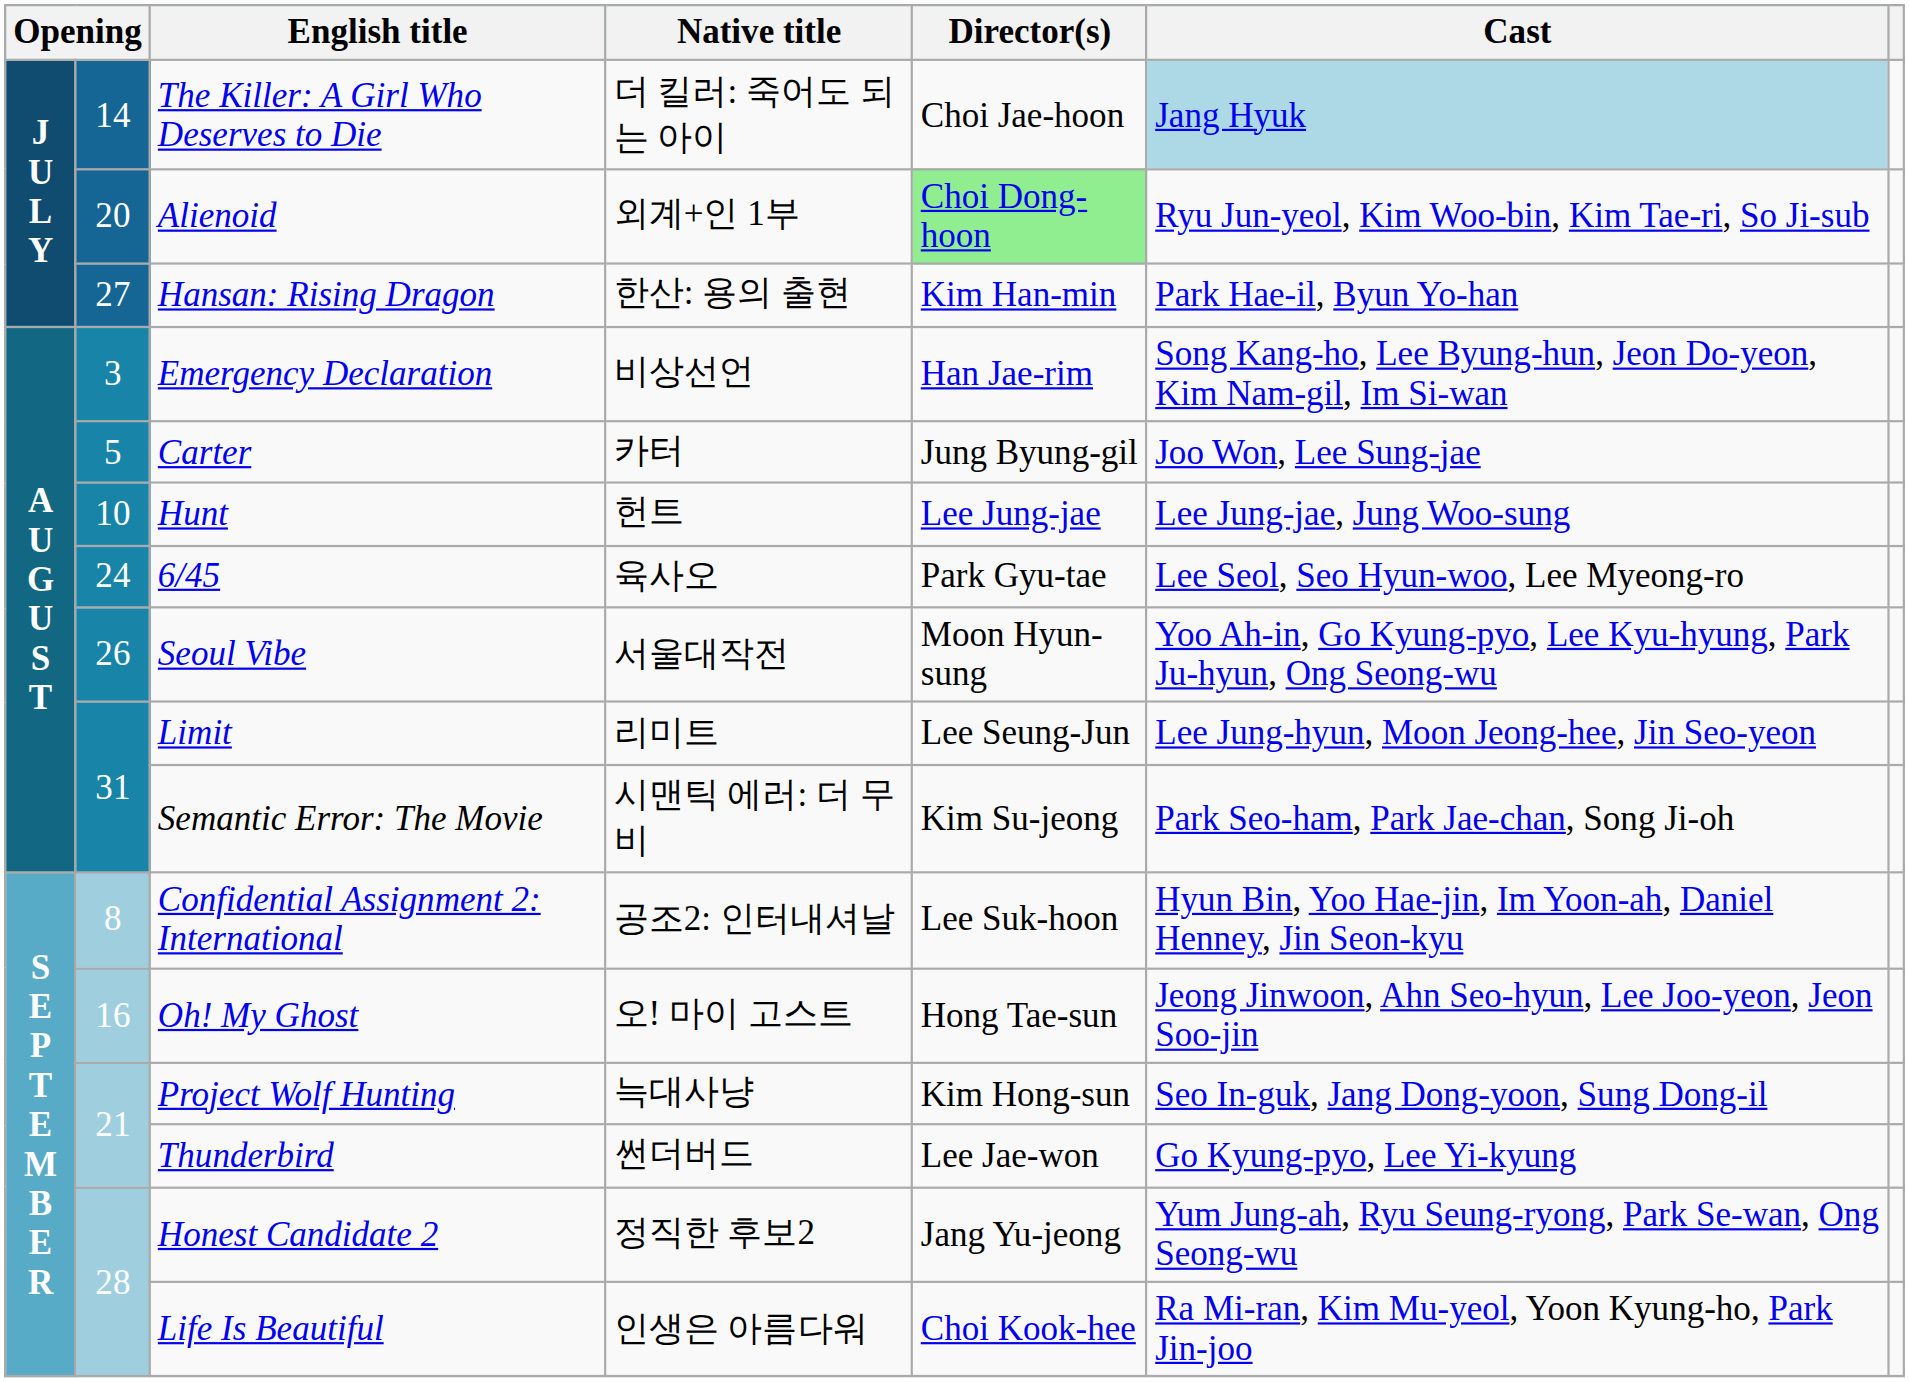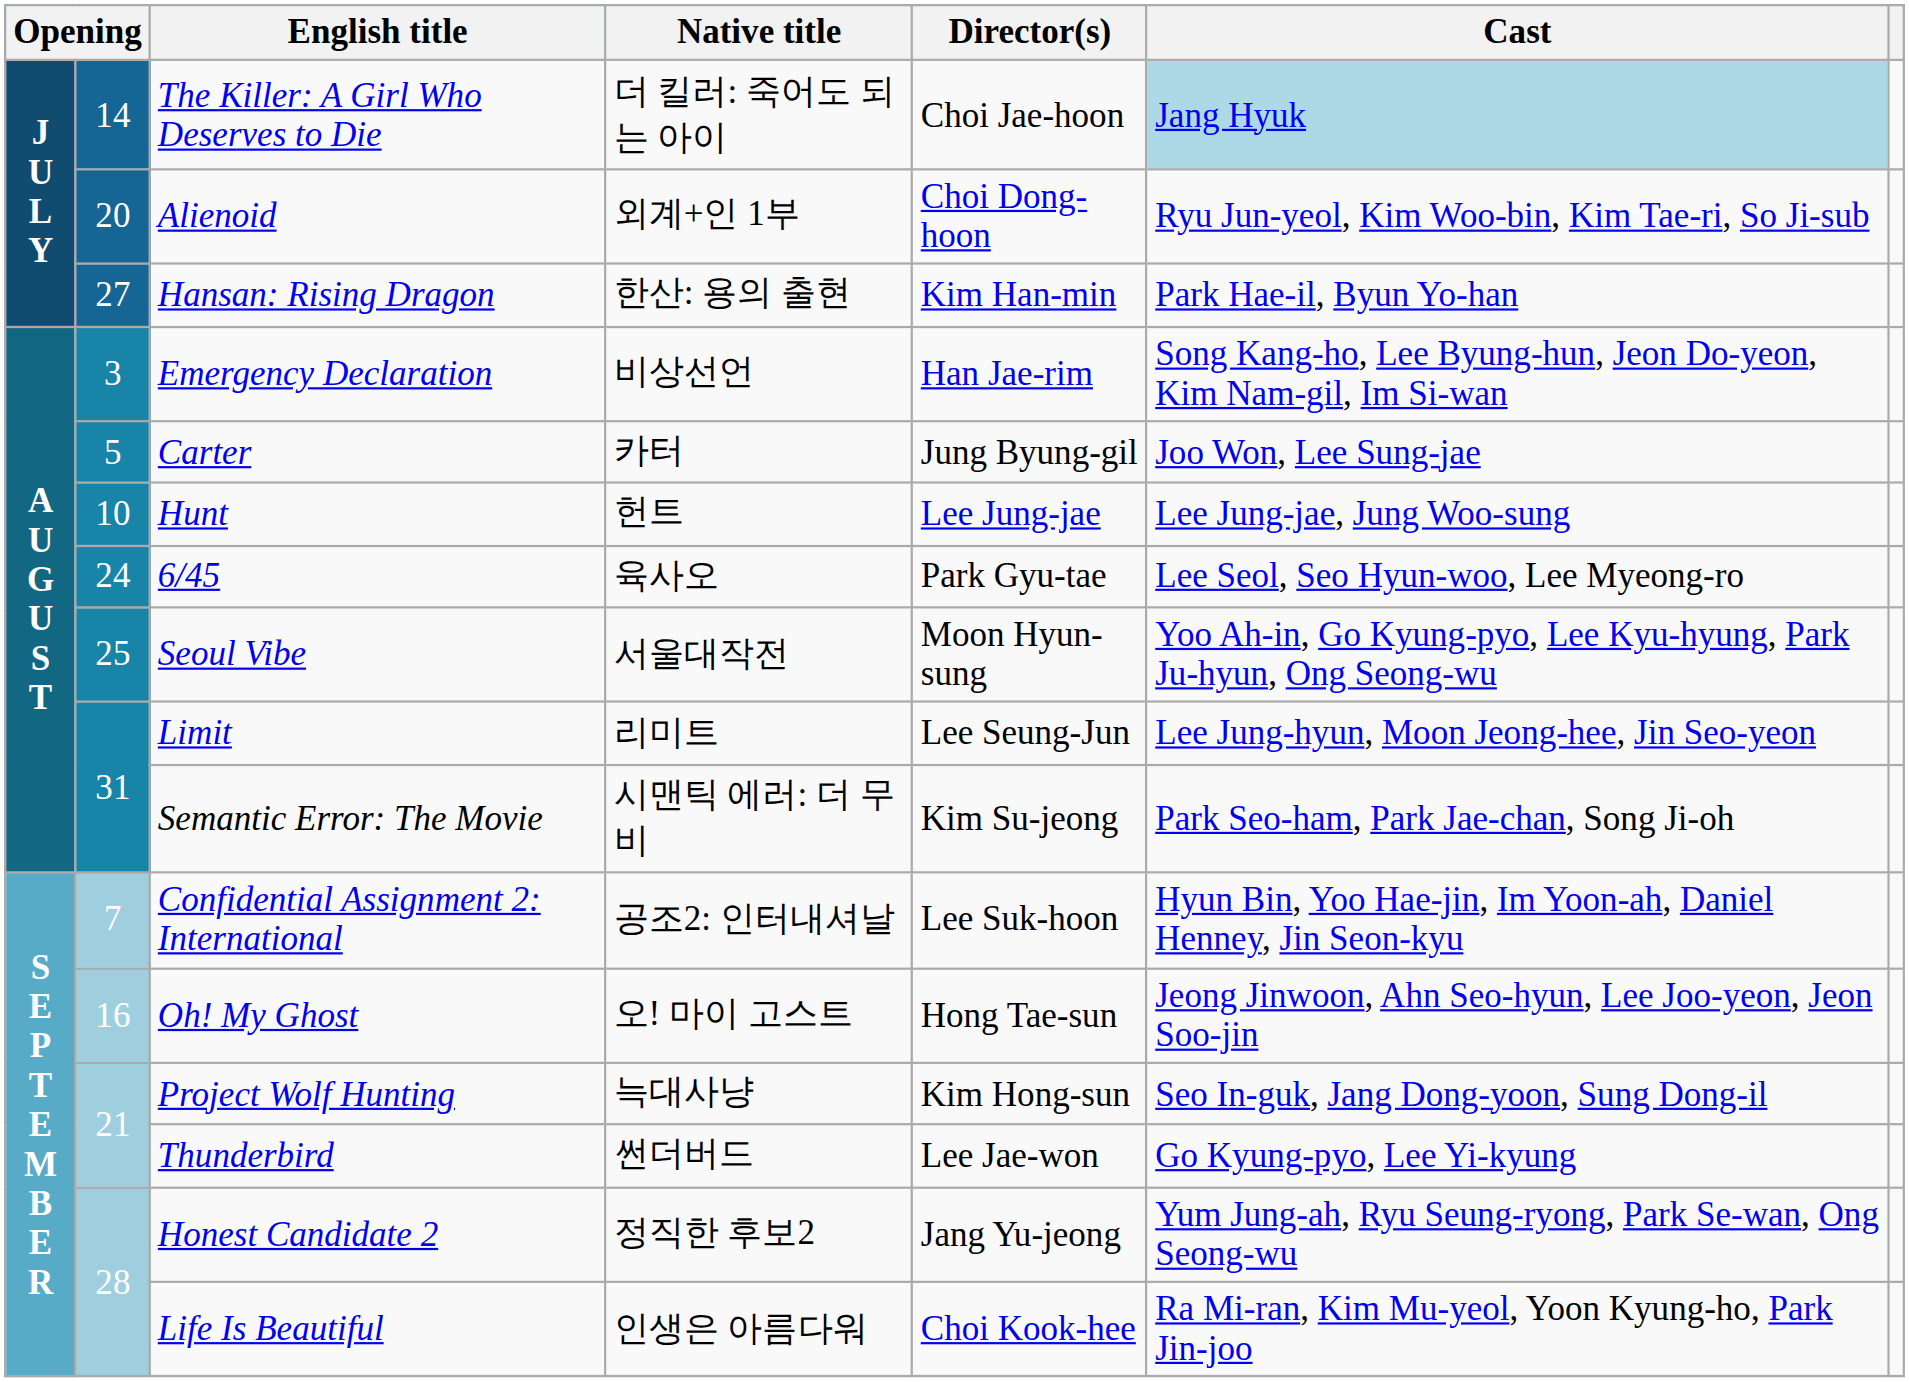(1004, 215) lightgreen background -> (1004, 215) no background
(113, 654) 26 -> (113, 654) 25
(113, 919) 8 -> (113, 919) 7
